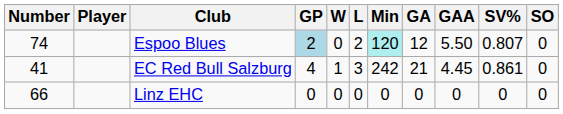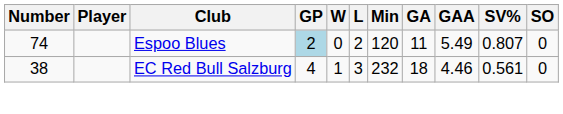(385, 43) paleturquoise background -> (385, 43) no background
(419, 43) 12 -> (419, 43) 11
(457, 43) 5.50 -> (457, 43) 5.49
(39, 69) 41 -> (39, 69) 38
(385, 69) 242 -> (385, 69) 232
(419, 69) 21 -> (419, 69) 18
(457, 69) 4.45 -> (457, 69) 4.46
(503, 69) 0.861 -> (503, 69) 0.561
- row: (168, 95)
